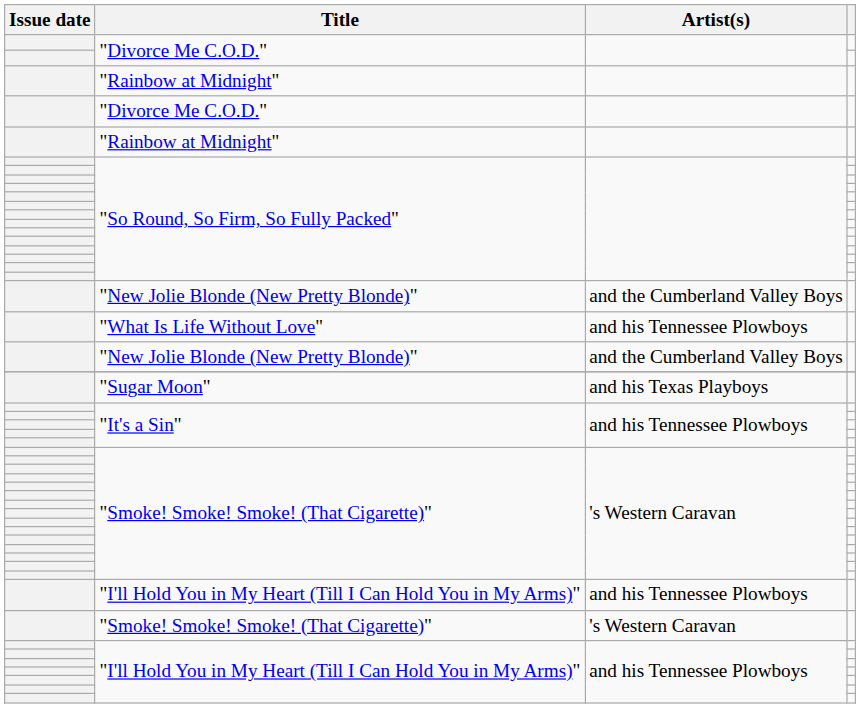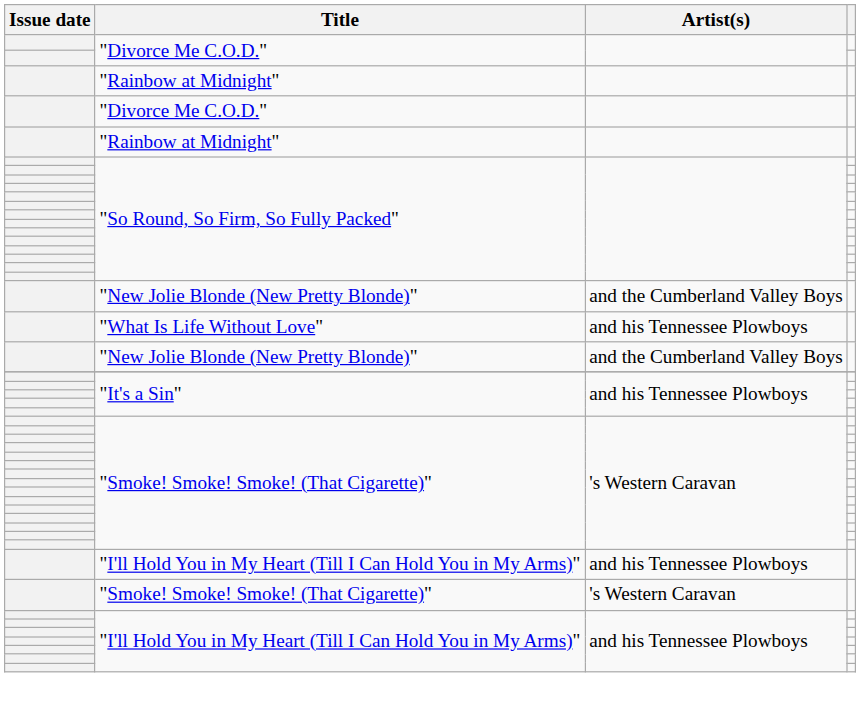- row: (155, 387)
